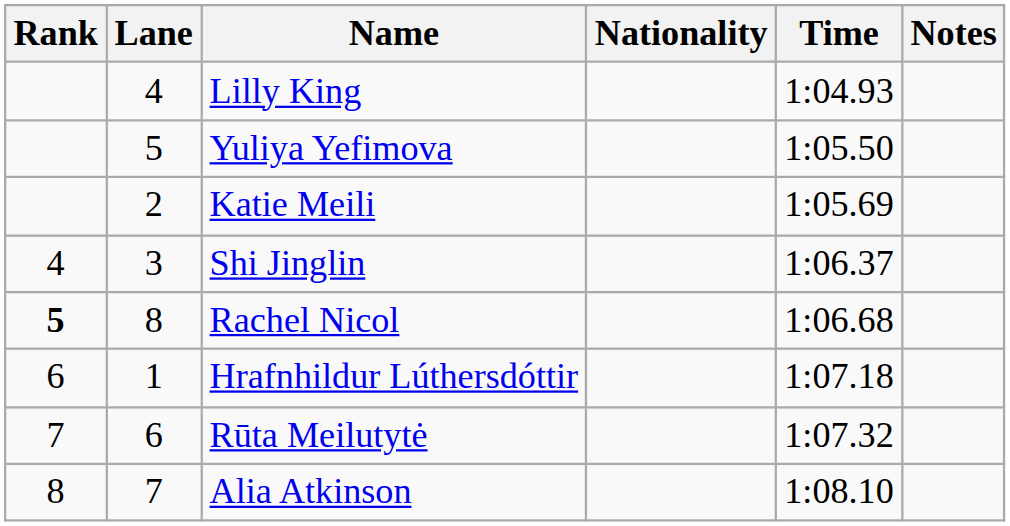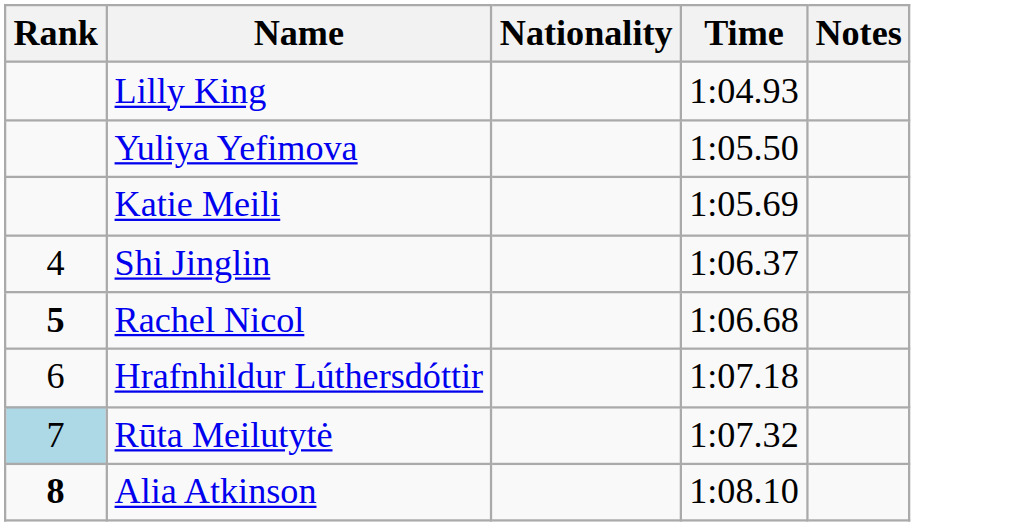- column: (154, 33)
(56, 434) no background -> (56, 434) lightblue background
(56, 491) normal -> (56, 491) bold
